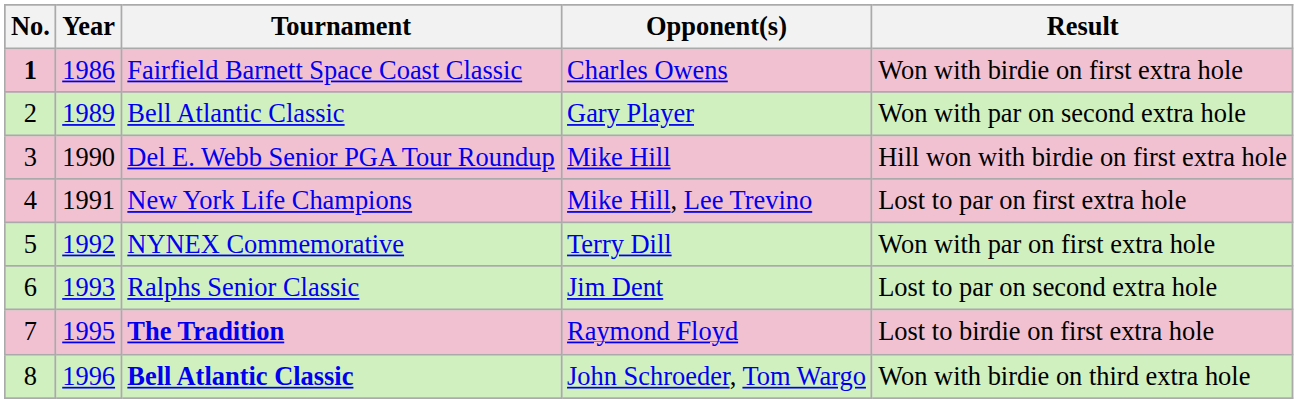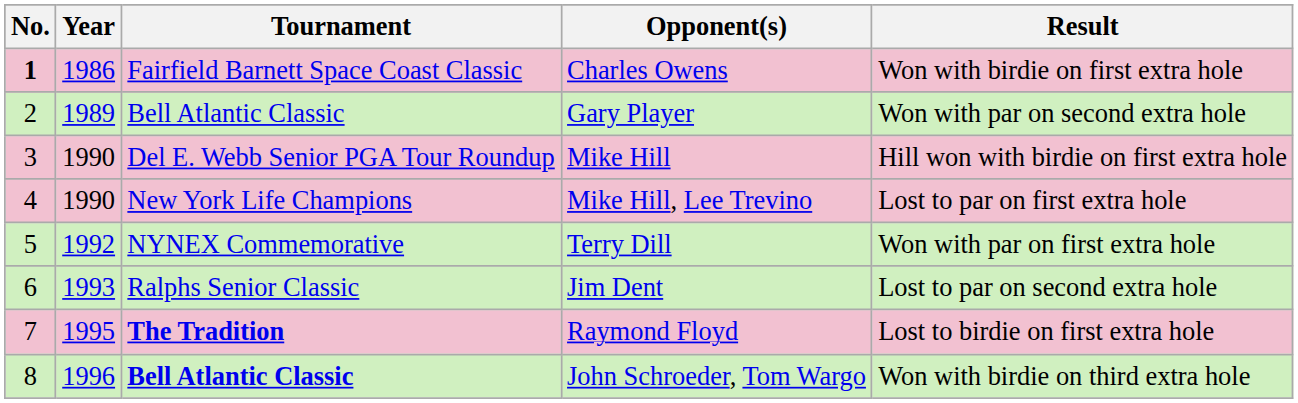(89, 200) 1991 -> (89, 200) 1990
